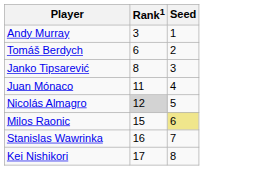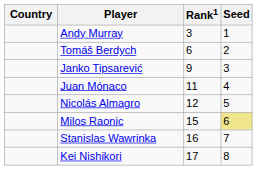+ column: (31, 14)
(136, 68) 8 -> (189, 68) 9
(139, 103) lightgrey background -> (192, 103) no background
